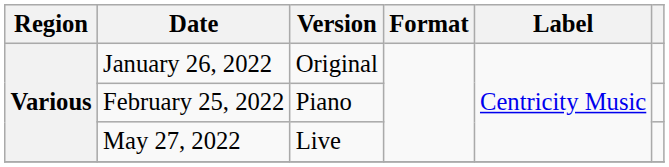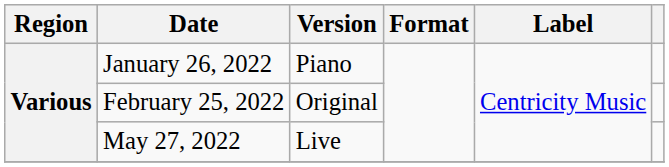(337, 63) Original -> (324, 63) Piano
(324, 102) Piano -> (337, 102) Original
